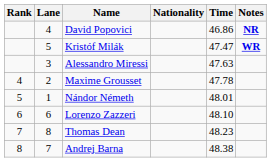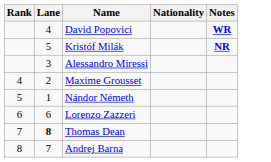- column: (221, 13)
(251, 30) NR -> (222, 30) WR
(251, 47) WR -> (222, 47) NR
(48, 132) normal -> (48, 132) bold
